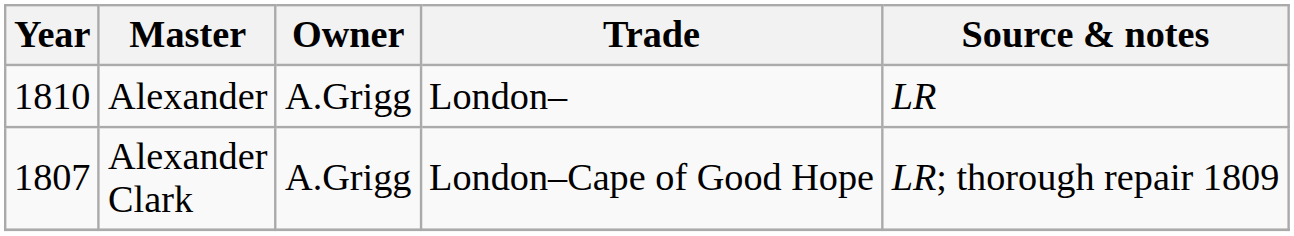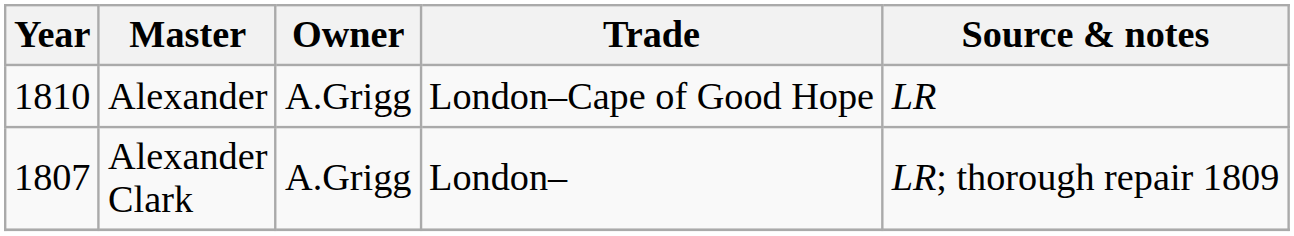(498, 95) London– -> (652, 95) London–Cape of Good Hope
(652, 177) London–Cape of Good Hope -> (498, 177) London–
